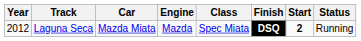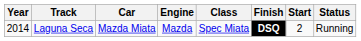(18, 29) 2012 -> (18, 29) 2014
(300, 29) bold -> (300, 29) normal
